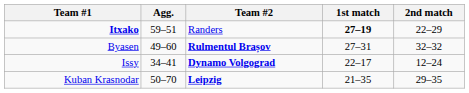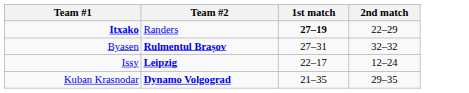- column: (163, 12)
(232, 63) Dynamo Volgograd -> (160, 63) Leipzig
(205, 79) Leipzig -> (187, 79) Dynamo Volgograd
